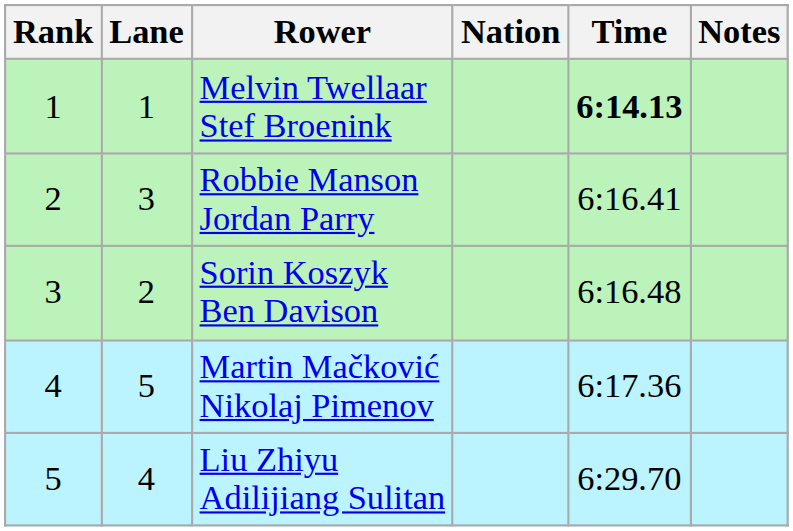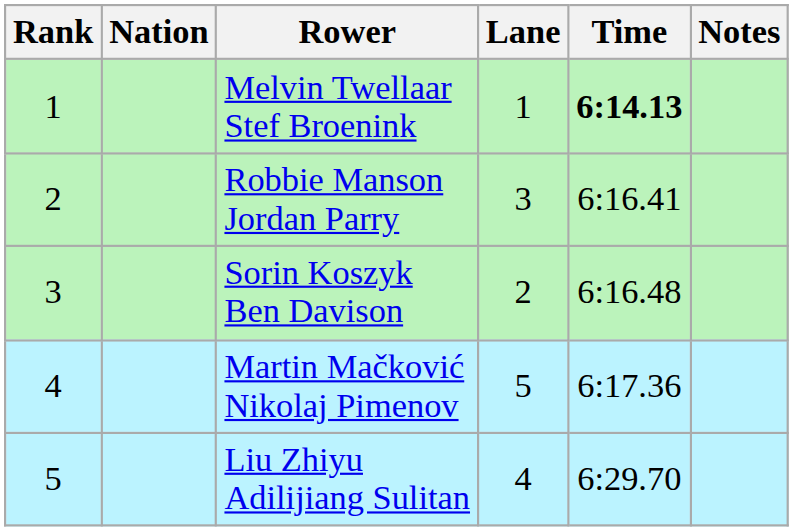columns swapped: (146, 31) <-> (511, 31)
